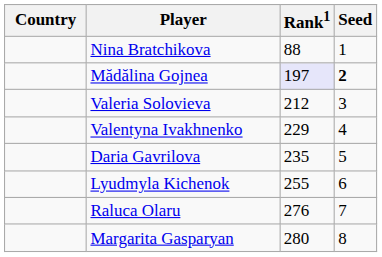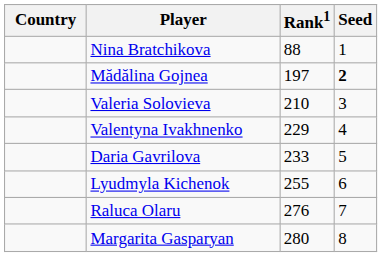(296, 76) lavender background -> (296, 76) no background
(296, 103) 212 -> (296, 103) 210
(296, 157) 235 -> (296, 157) 233
